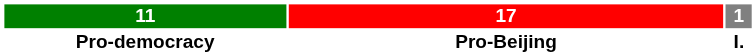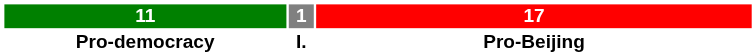columns swapped: (739, 16) <-> (506, 16)
